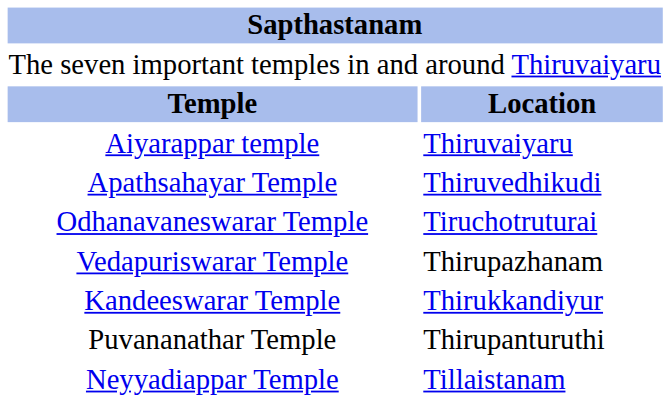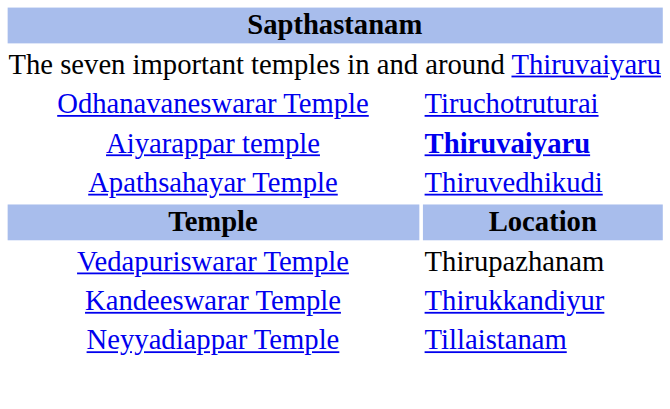rows swapped: (212, 103) <-> (212, 221)
(498, 143) normal -> (507, 143) bold
- row: (212, 340)
